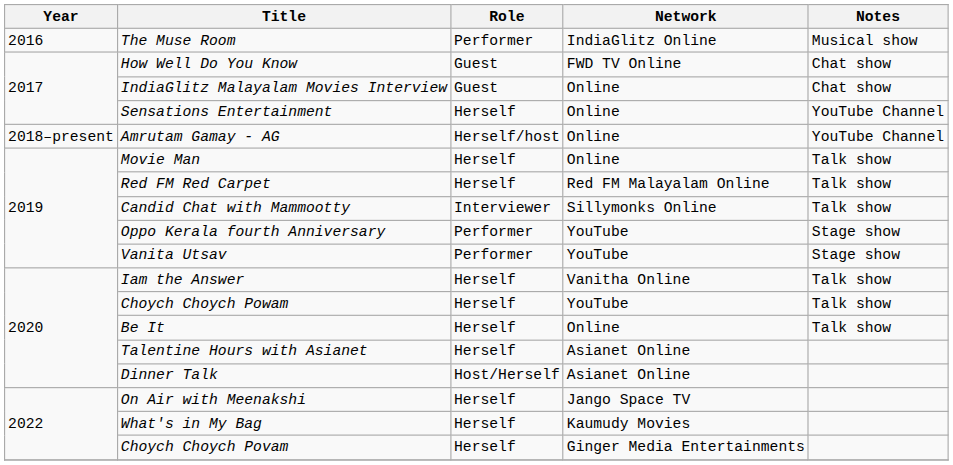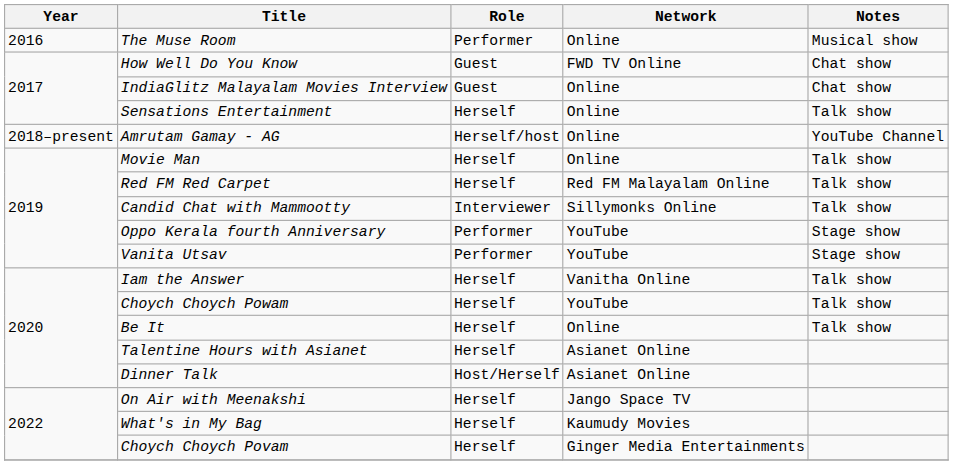(642, 40) IndiaGlitz Online -> (593, 40) Online
(878, 112) YouTube Channel -> (852, 112) Talk show
